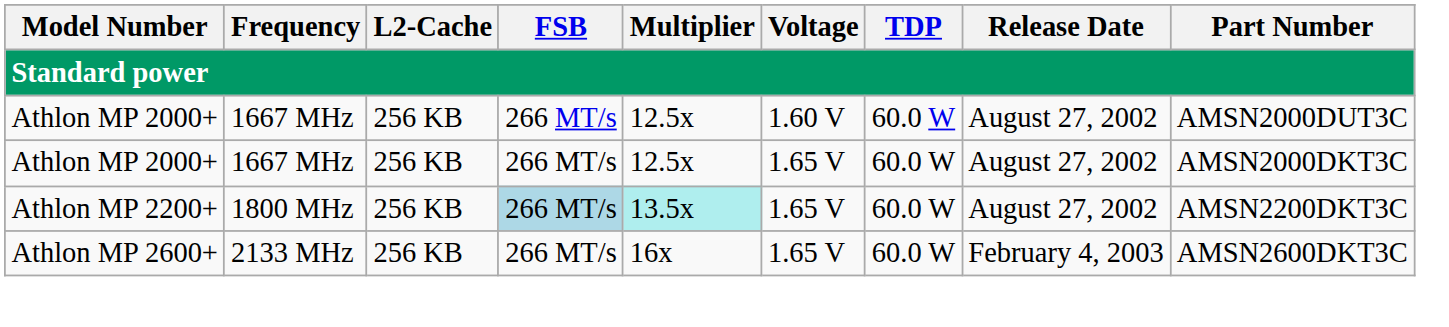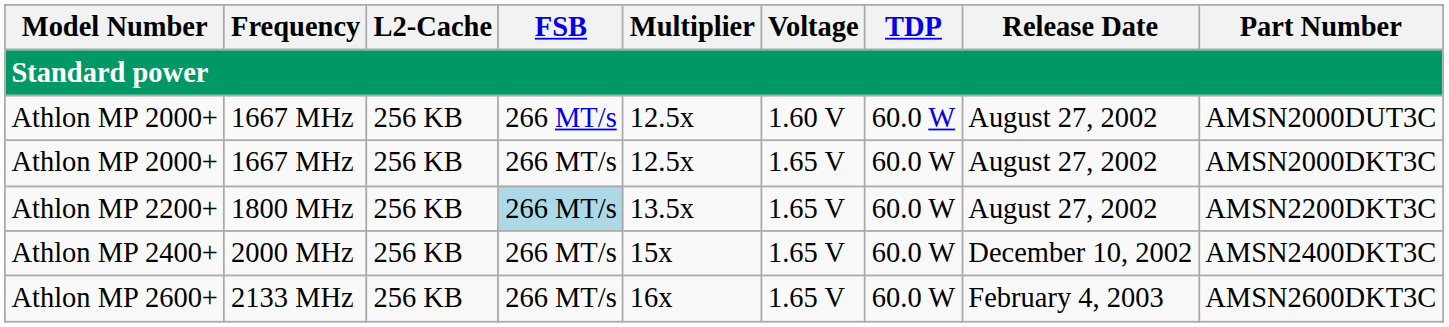(662, 207) paleturquoise background -> (662, 207) no background
+ row: (115, 252)
